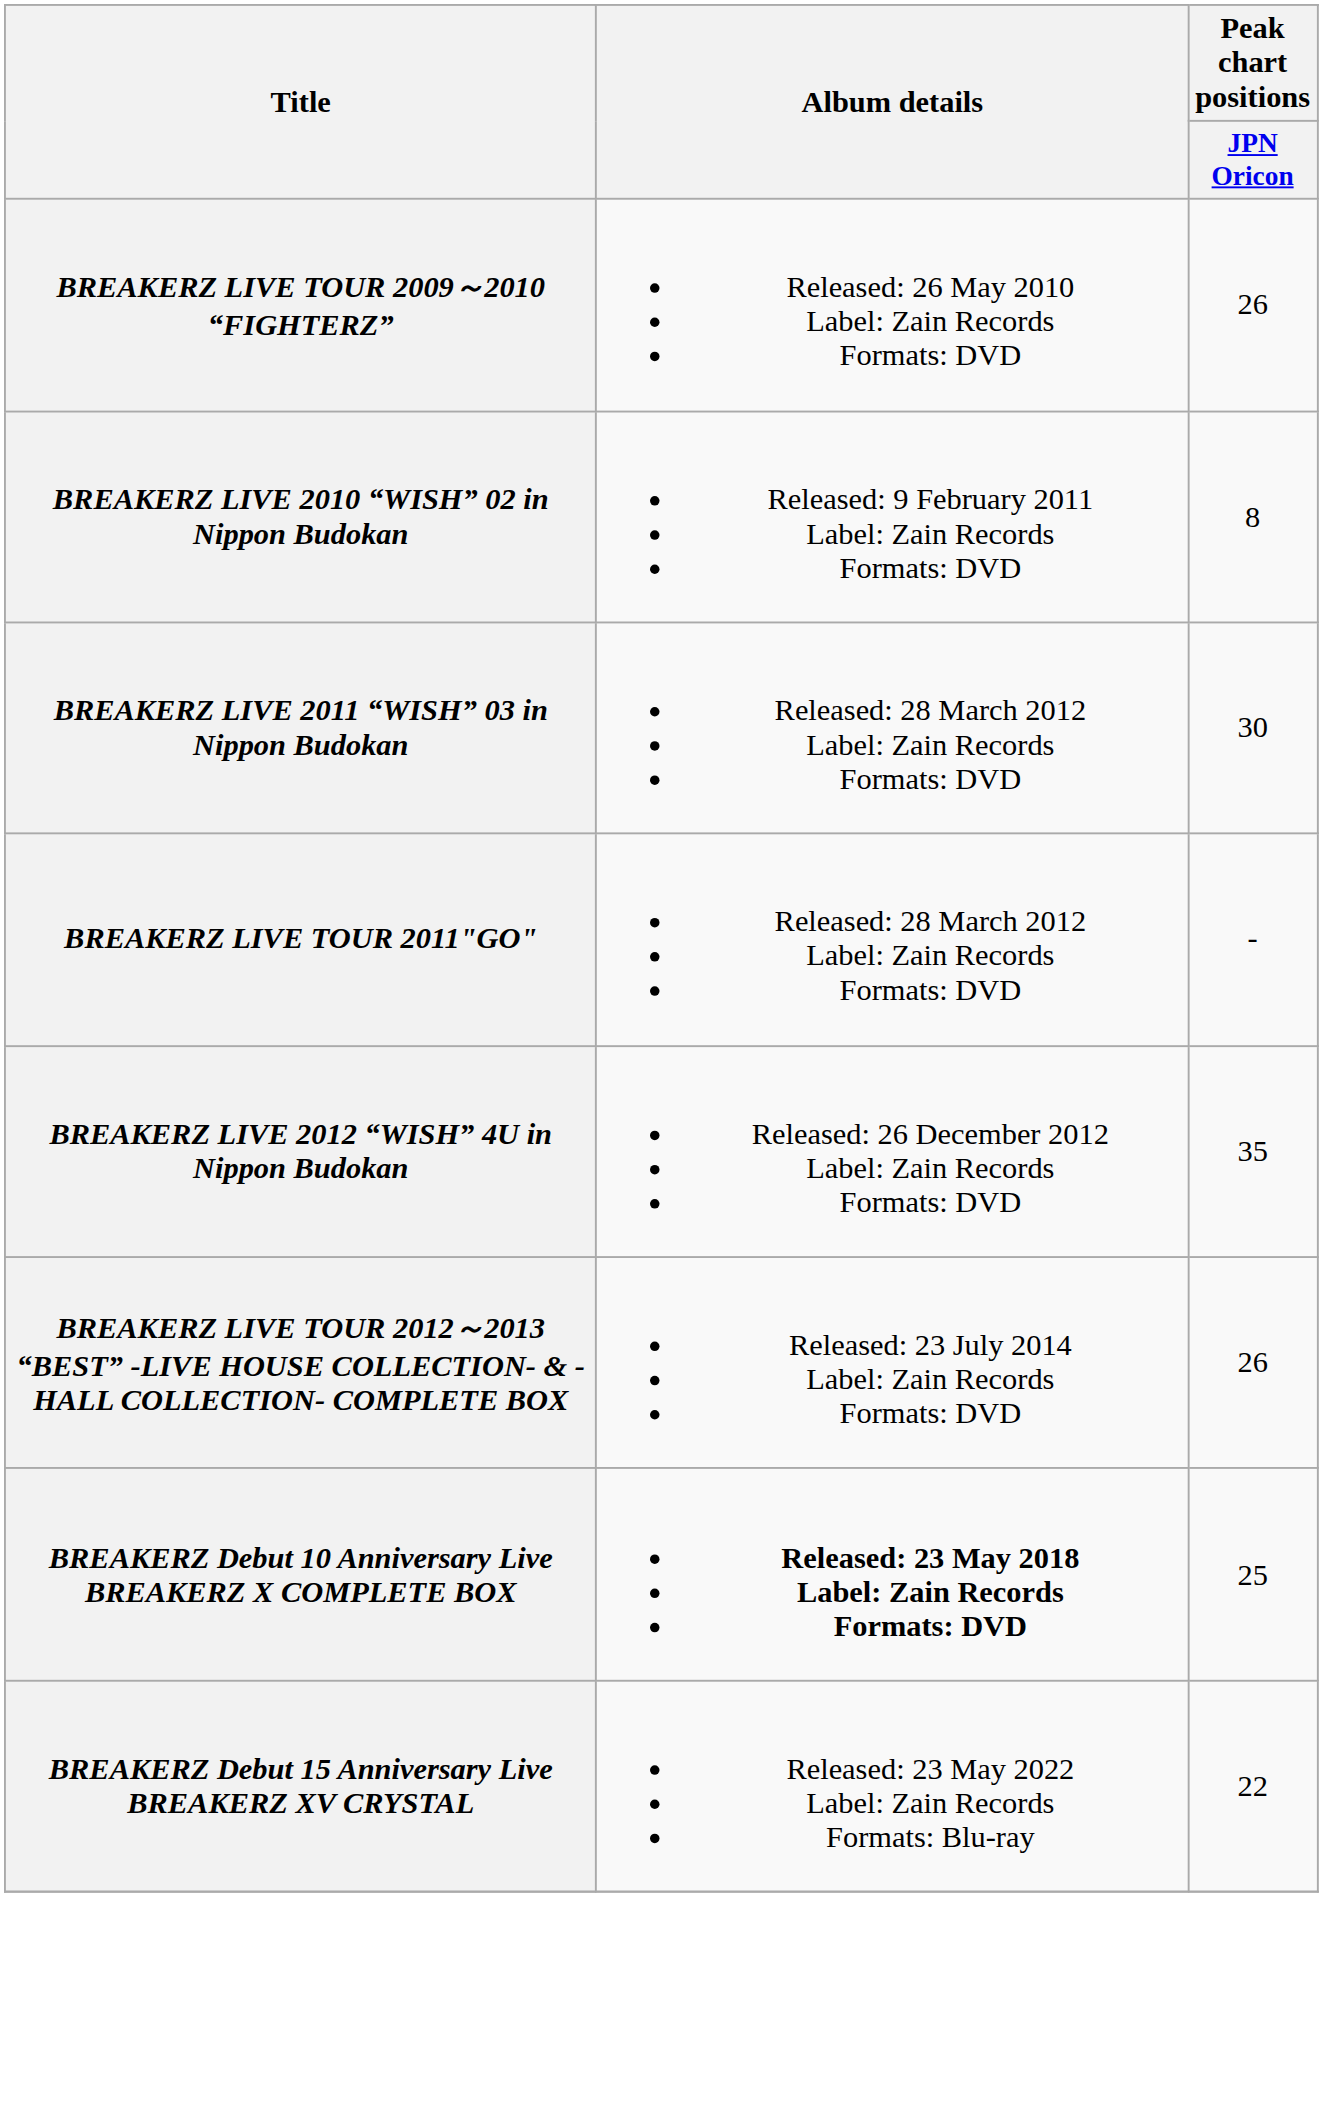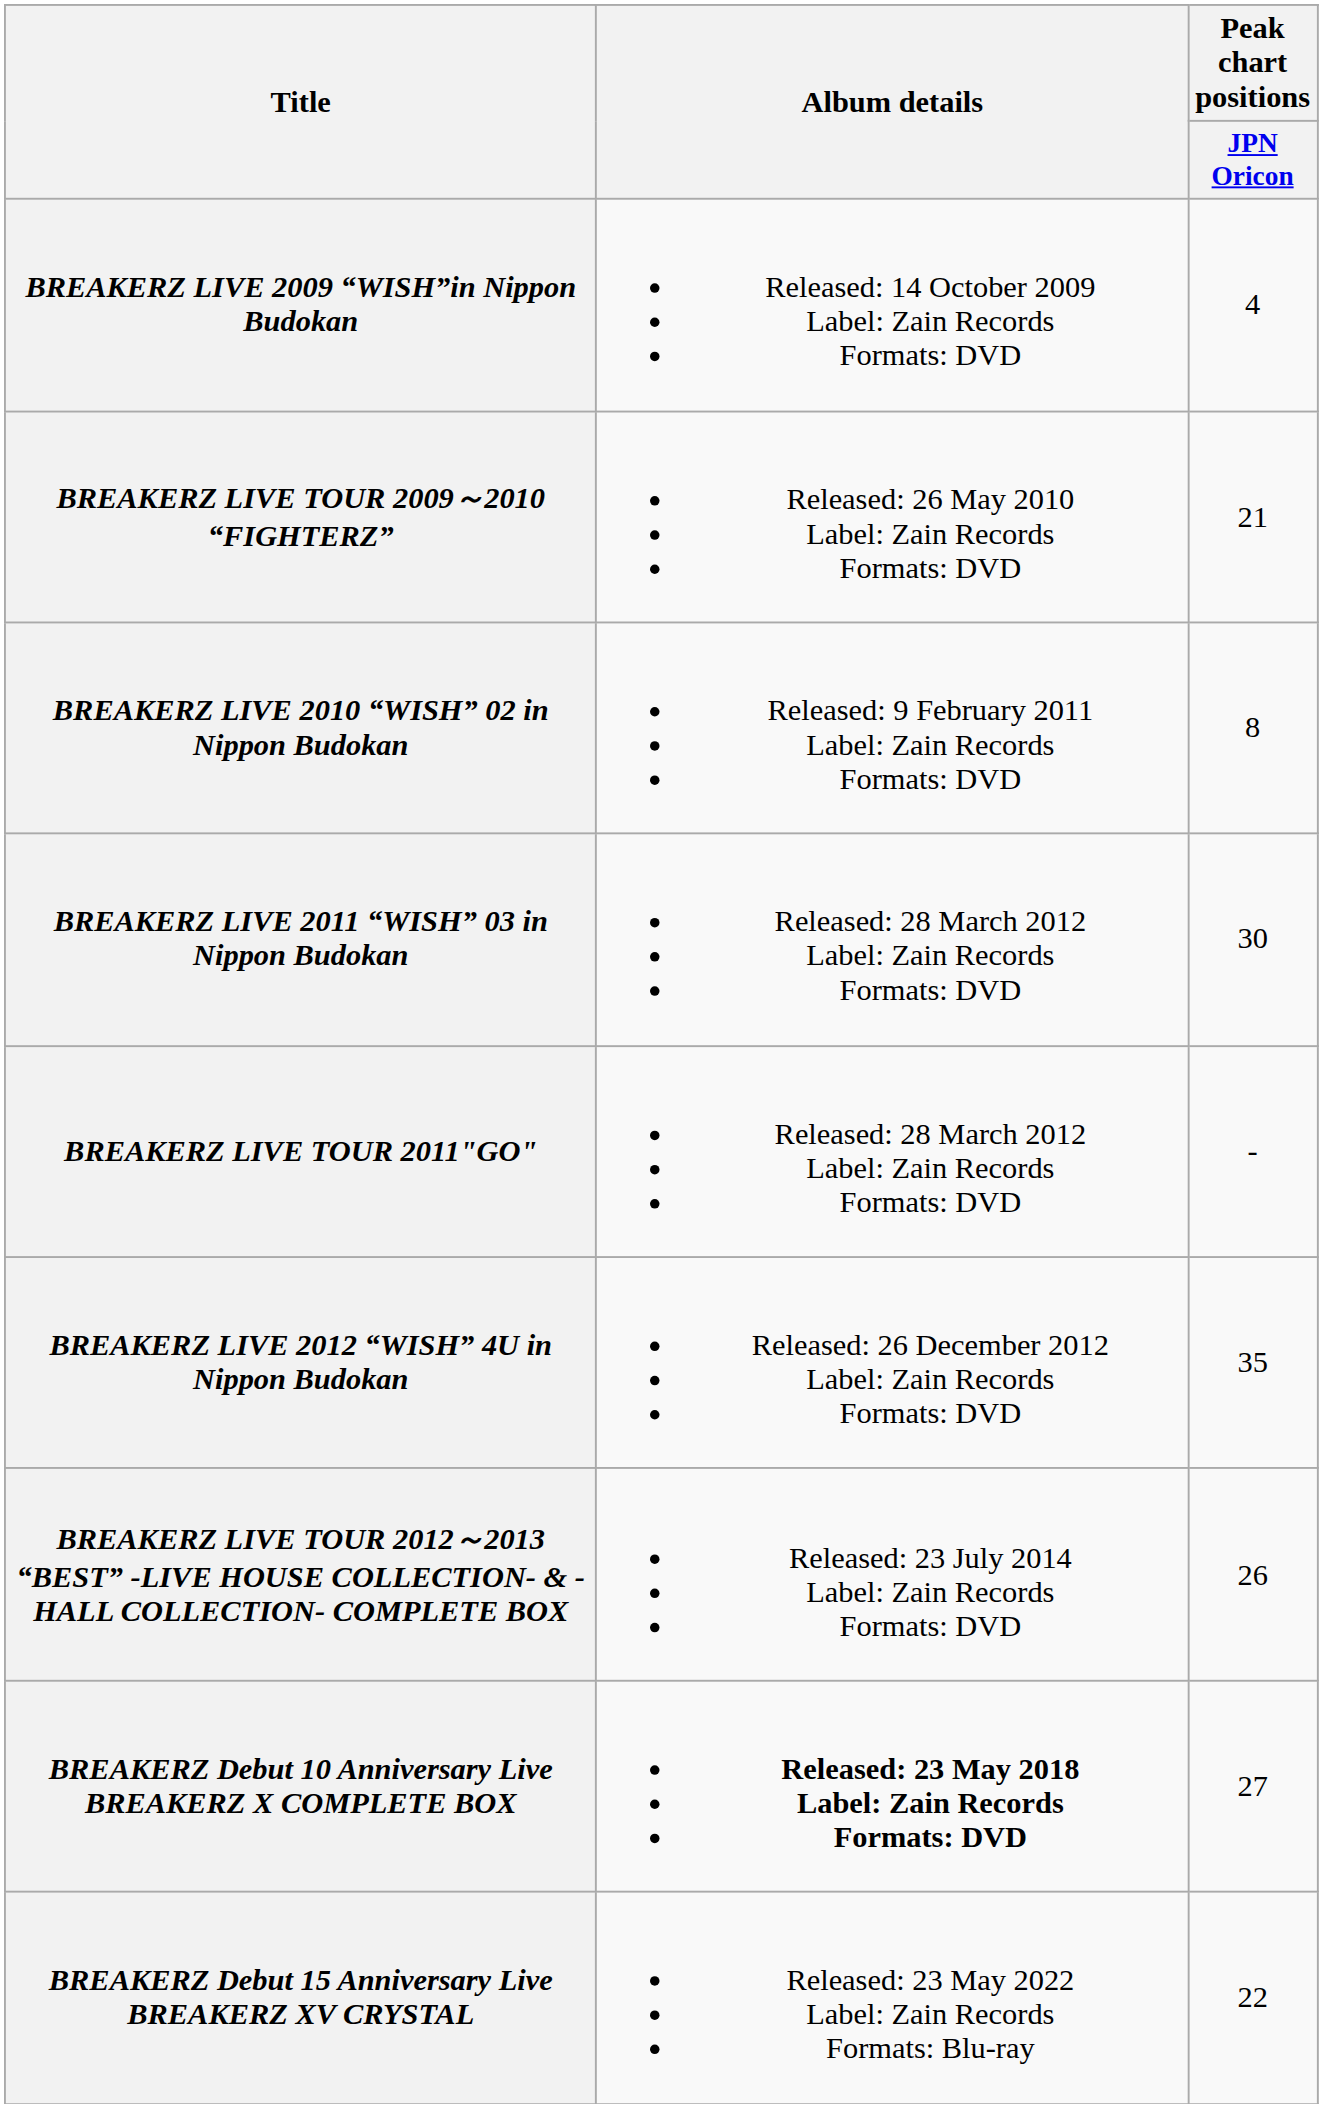+ row: (301, 304)
(1253, 304) 26 -> (1253, 515) 21
(1253, 1574) 25 -> (1253, 1785) 27
